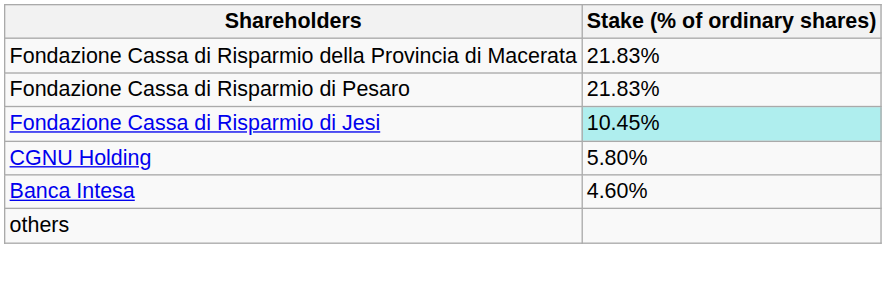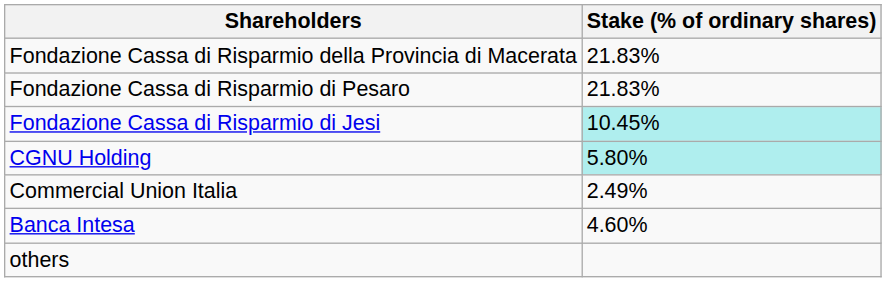(617, 157) no background -> (617, 157) paleturquoise background
+ row: (123, 191)
